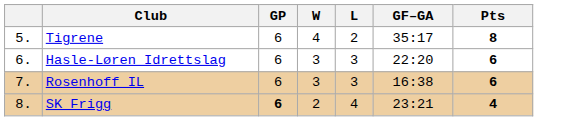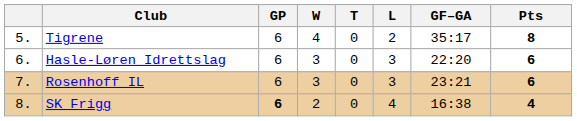+ column: (354, 16)
(413, 82) 16:38 -> (451, 82) 23:21
(413, 105) 23:21 -> (451, 105) 16:38
